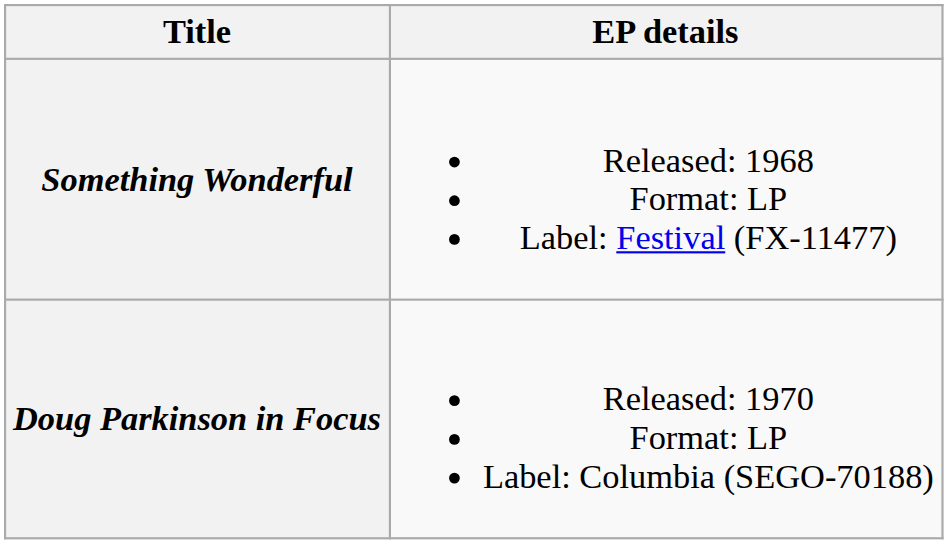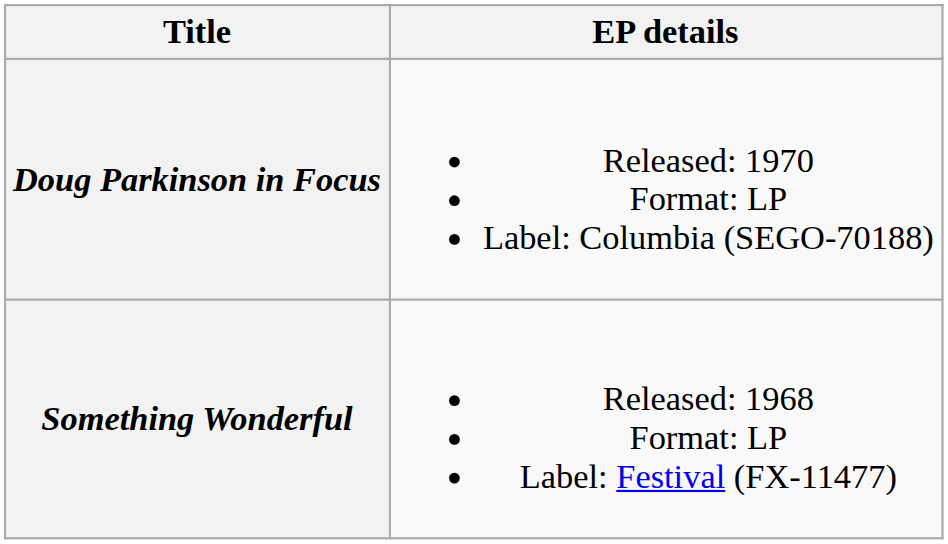rows swapped: (197, 178) <-> (197, 418)
